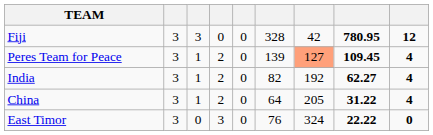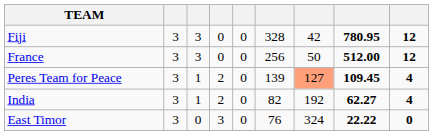+ row: (26, 57)
- row: (23, 99)
